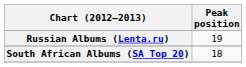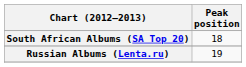rows swapped: (98, 39) <-> (98, 54)
